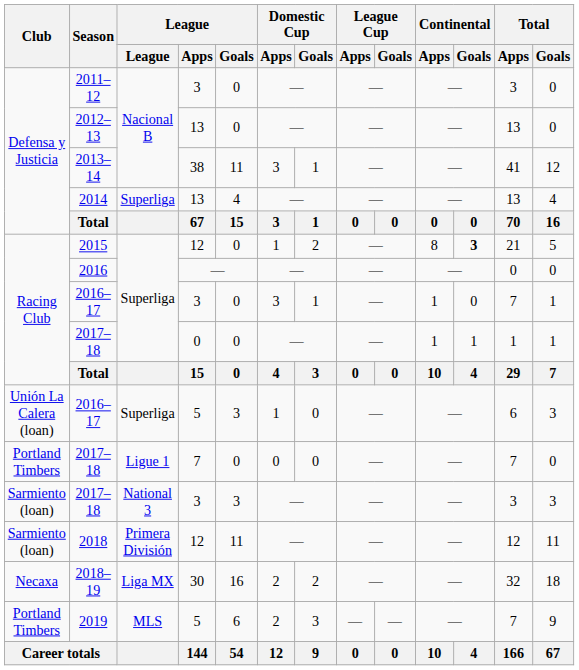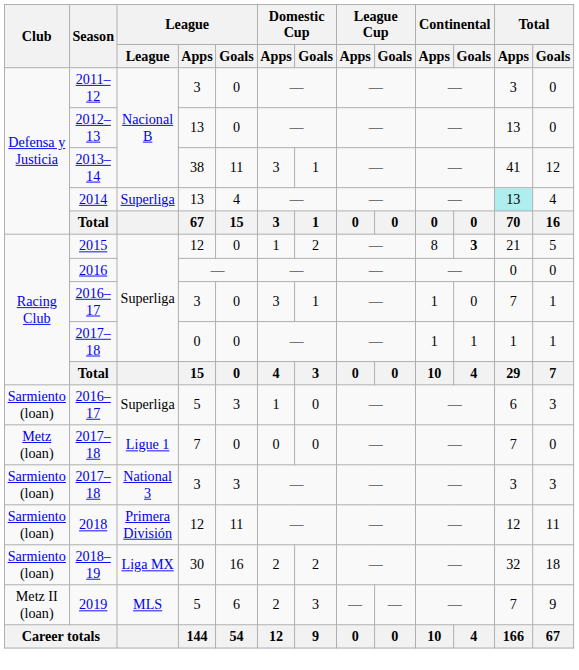(513, 199) no background -> (513, 199) paleturquoise background
(37, 413) Unión La Calera (loan) -> (37, 404) Sarmiento (loan)
(37, 461) Portland Timbers -> (37, 444) Metz (loan)
(37, 581) Necaxa -> (37, 565) Sarmiento (loan)
(37, 621) Portland Timbers -> (37, 605) Metz II (loan)
